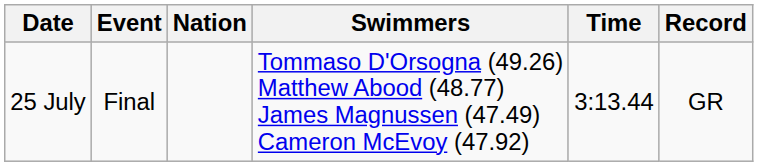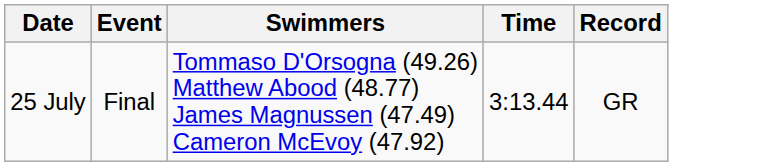- column: (210, 23)
